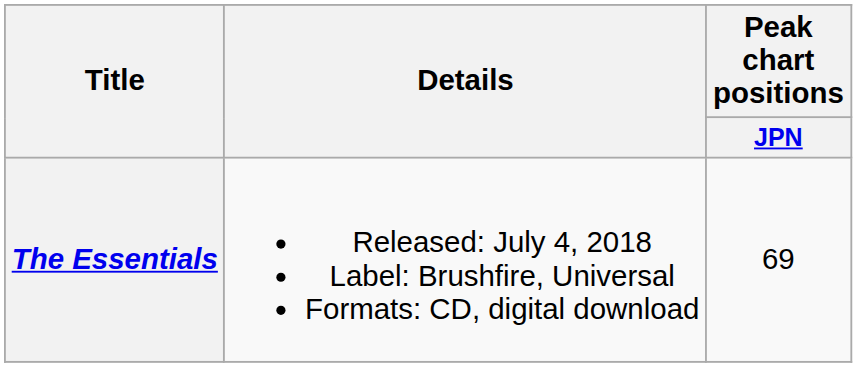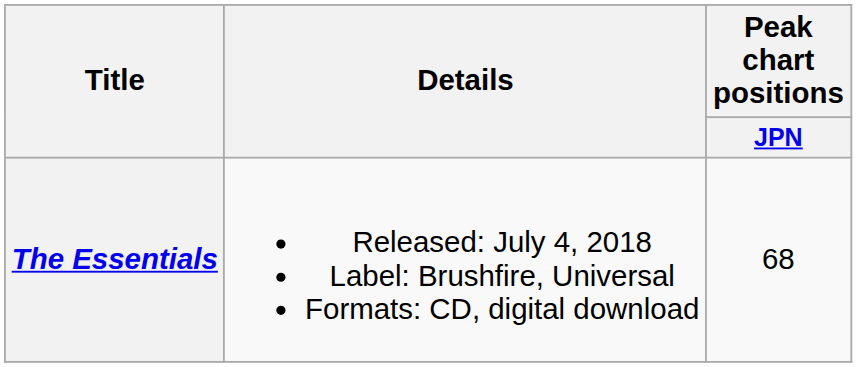(778, 259) 69 -> (778, 259) 68
